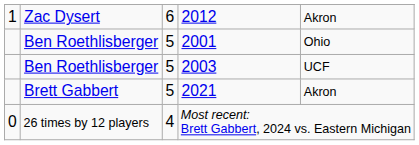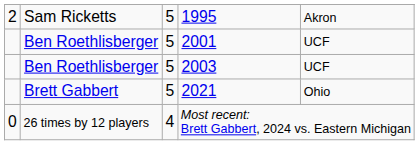- row: (199, 16)
+ row: (199, 16)
(317, 42) Ohio -> (317, 42) UCF
(320, 92) Akron -> (317, 92) Ohio
